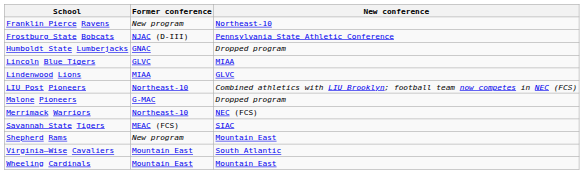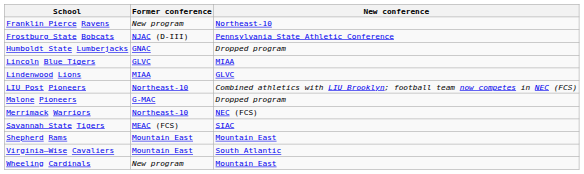(158, 138) New program -> (162, 138) Mountain East
(162, 163) Mountain East -> (158, 163) New program
